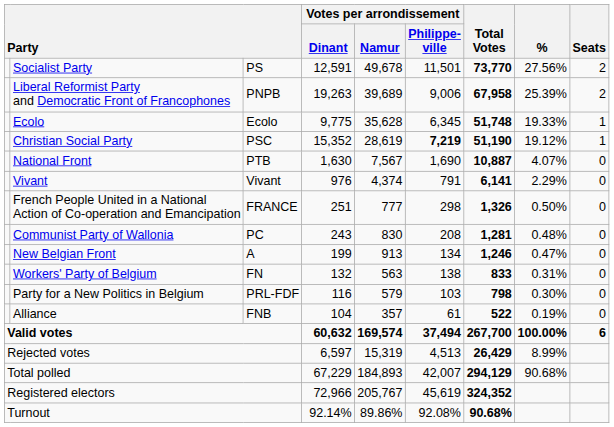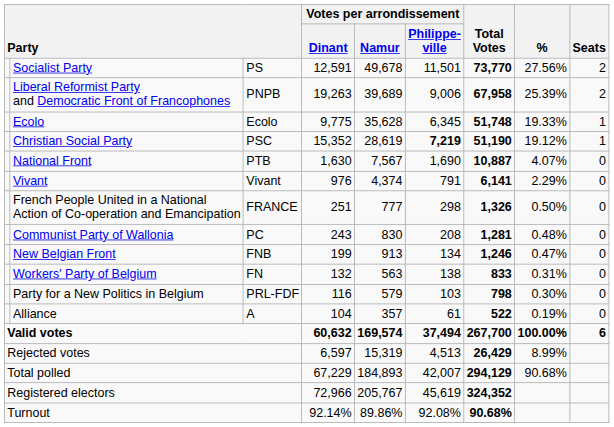(250, 254) A -> (259, 254) FNB
(259, 313) FNB -> (250, 313) A
